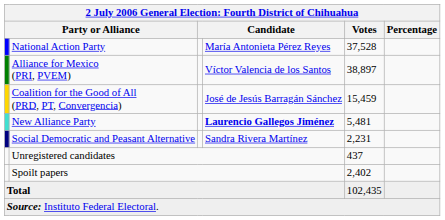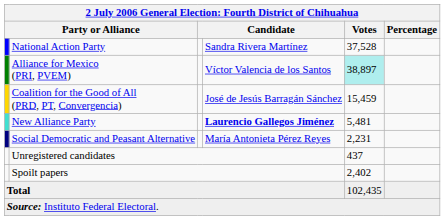(268, 47) María Antonieta Pérez Reyes -> (256, 47) Sandra Rivera Martínez
(362, 70) no background -> (362, 70) paleturquoise background
(256, 139) Sandra Rivera Martínez -> (268, 139) María Antonieta Pérez Reyes
